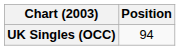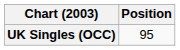(147, 34) 94 -> (147, 34) 95
